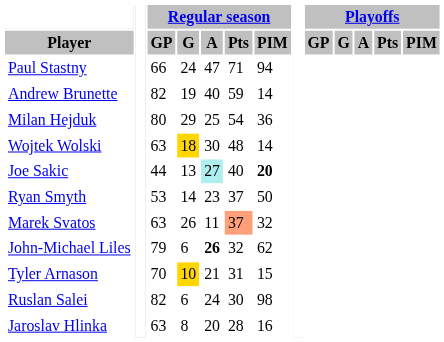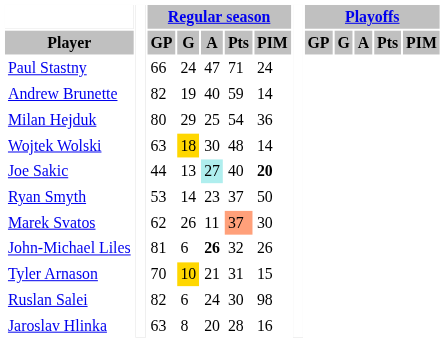(265, 68) 94 -> (265, 68) 24
(158, 222) 63 -> (158, 222) 62
(265, 222) 32 -> (265, 222) 30
(158, 248) 79 -> (158, 248) 81
(265, 248) 62 -> (265, 248) 26
